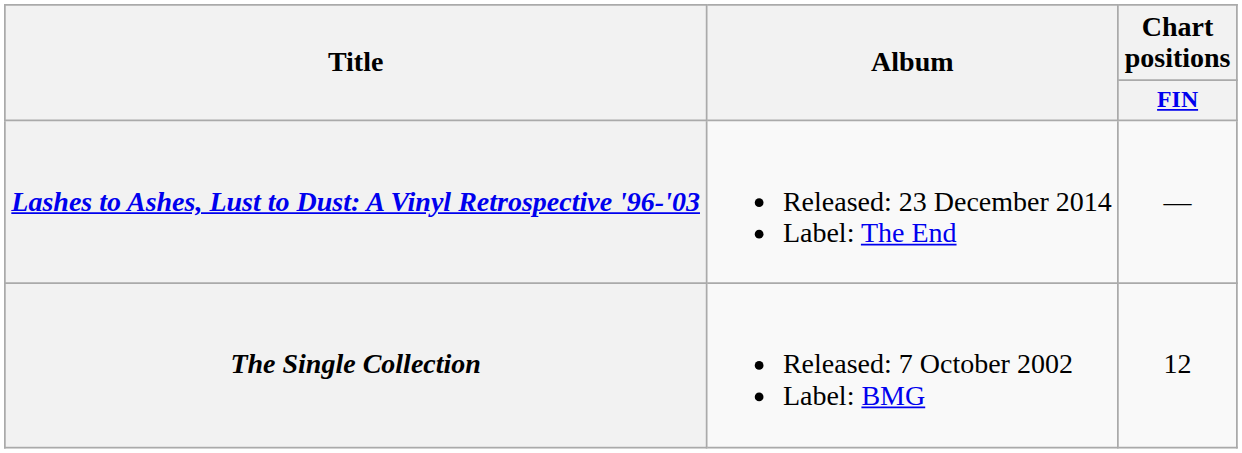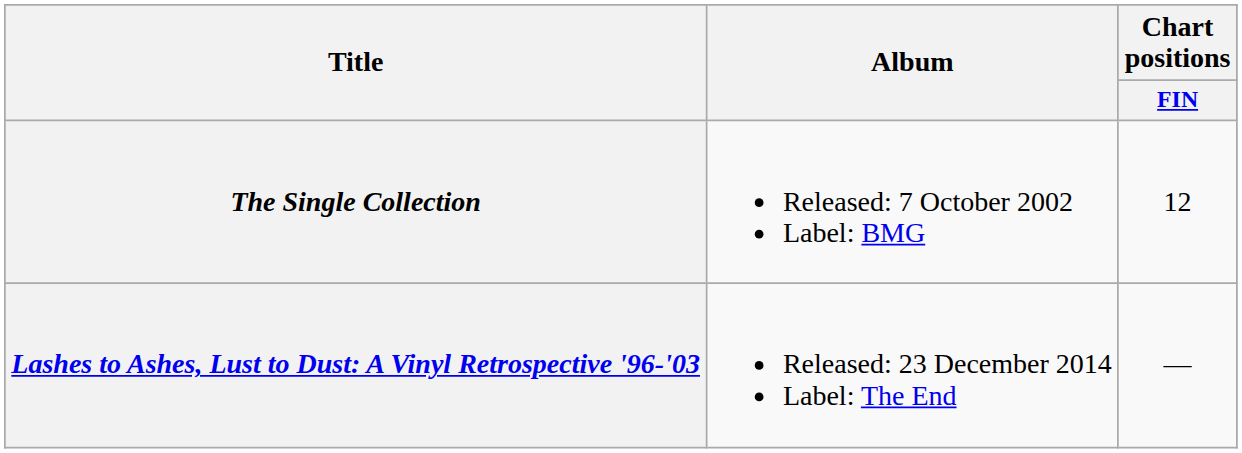rows swapped: (356, 364) <-> (356, 201)
